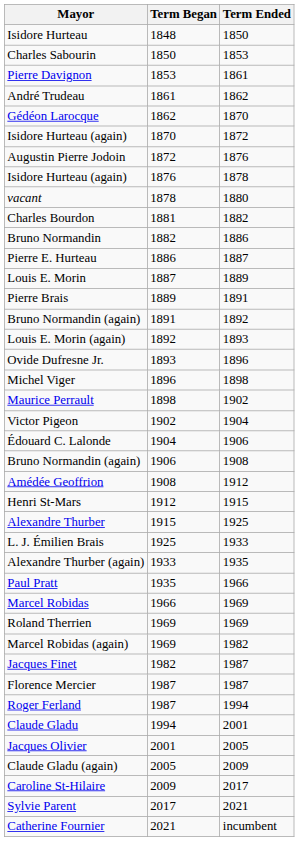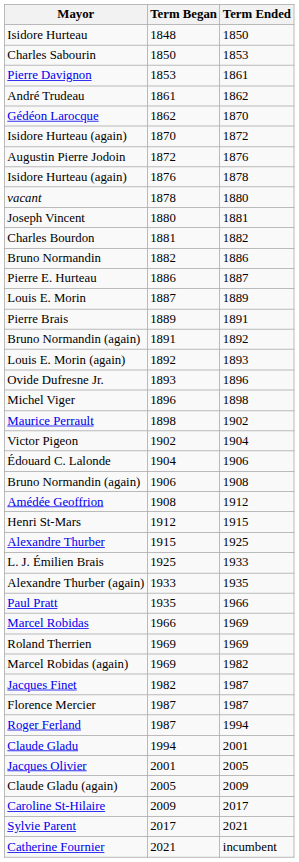+ row: (46, 217)
